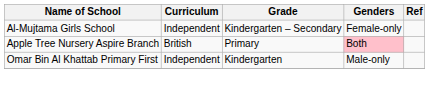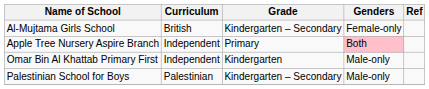(192, 28) Independent -> (178, 28) British
(178, 44) British -> (192, 44) Independent
+ row: (68, 76)
